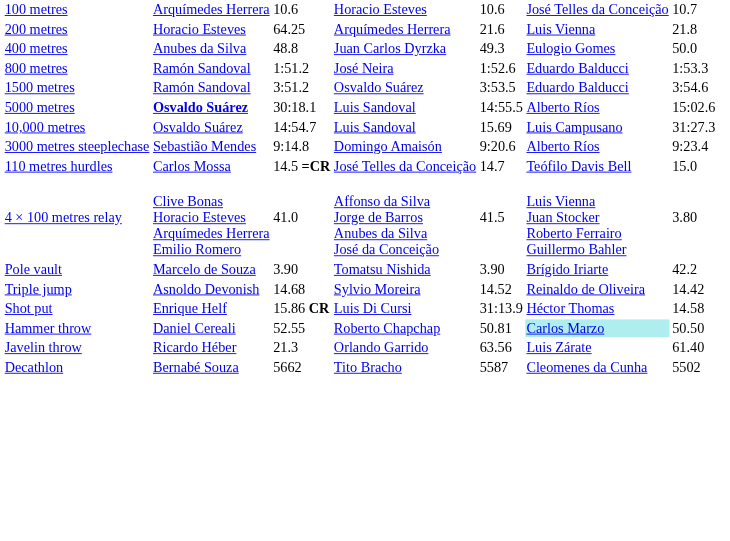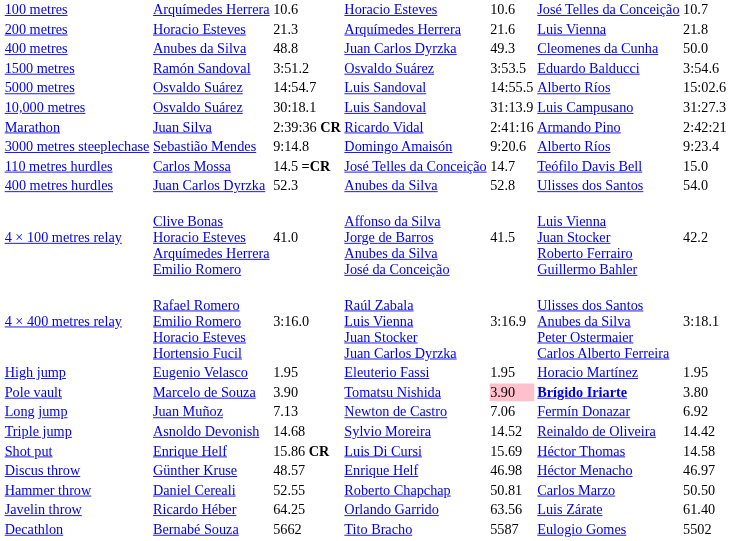(289, 29) 64.25 -> (286, 29) 21.3
(571, 48) Eulogio Gomes -> (598, 48) Cleomenes da Cunha
- row: (36, 68)
(200, 107) bold -> (198, 88) normal
(295, 107) 30:18.1 -> (295, 88) 14:54.7
(295, 127) 14:54.7 -> (295, 107) 30:18.1
(496, 127) 15.69 -> (512, 107) 31:13.9
+ row: (32, 127)
+ row: (59, 185)
(685, 217) 3.80 -> (696, 237) 42.2
+ row: (63, 321)
+ row: (35, 372)
(492, 269) no background -> (503, 392) pink background
(567, 269) normal -> (582, 392) bold
(685, 269) 42.2 -> (696, 392) 3.80
+ row: (36, 412)
(501, 308) 31:13.9 -> (506, 451) 15.69
+ row: (42, 470)
(565, 328) paleturquoise background -> (576, 490) no background
(286, 347) 21.3 -> (289, 509) 64.25
(587, 367) Cleomenes da Cunha -> (582, 529) Eulogio Gomes
